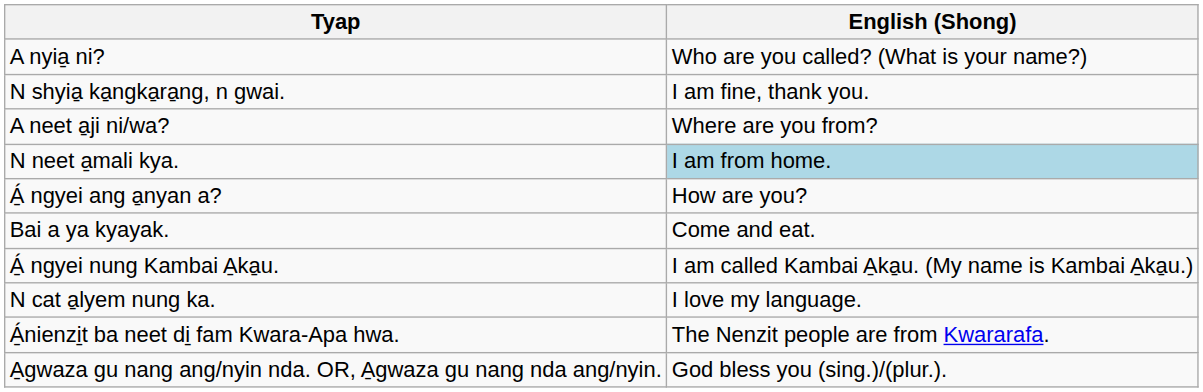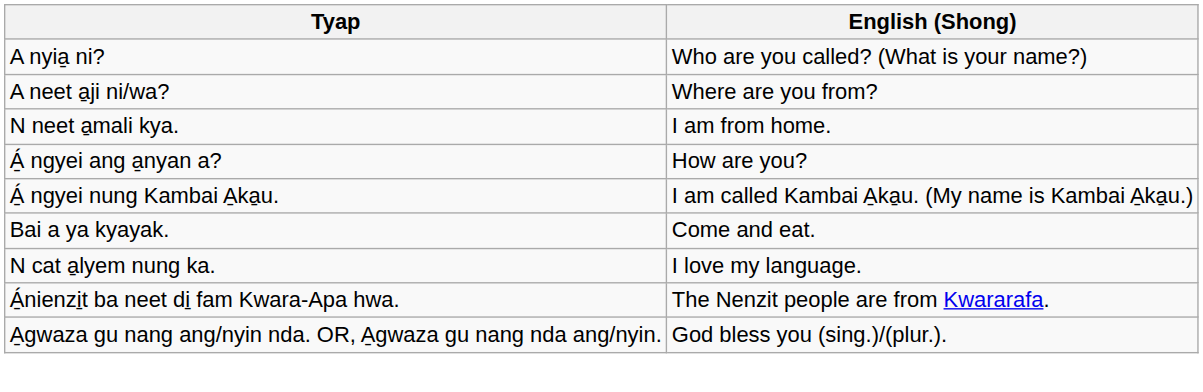- row: (147, 91)
(752, 160) lightblue background -> (752, 126) no background
rows swapped: (144, 265) <-> (90, 230)
